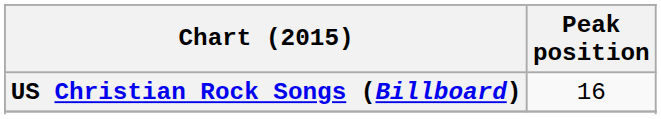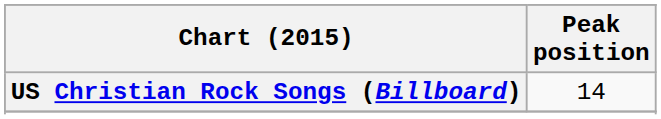(591, 92) 16 -> (591, 92) 14
